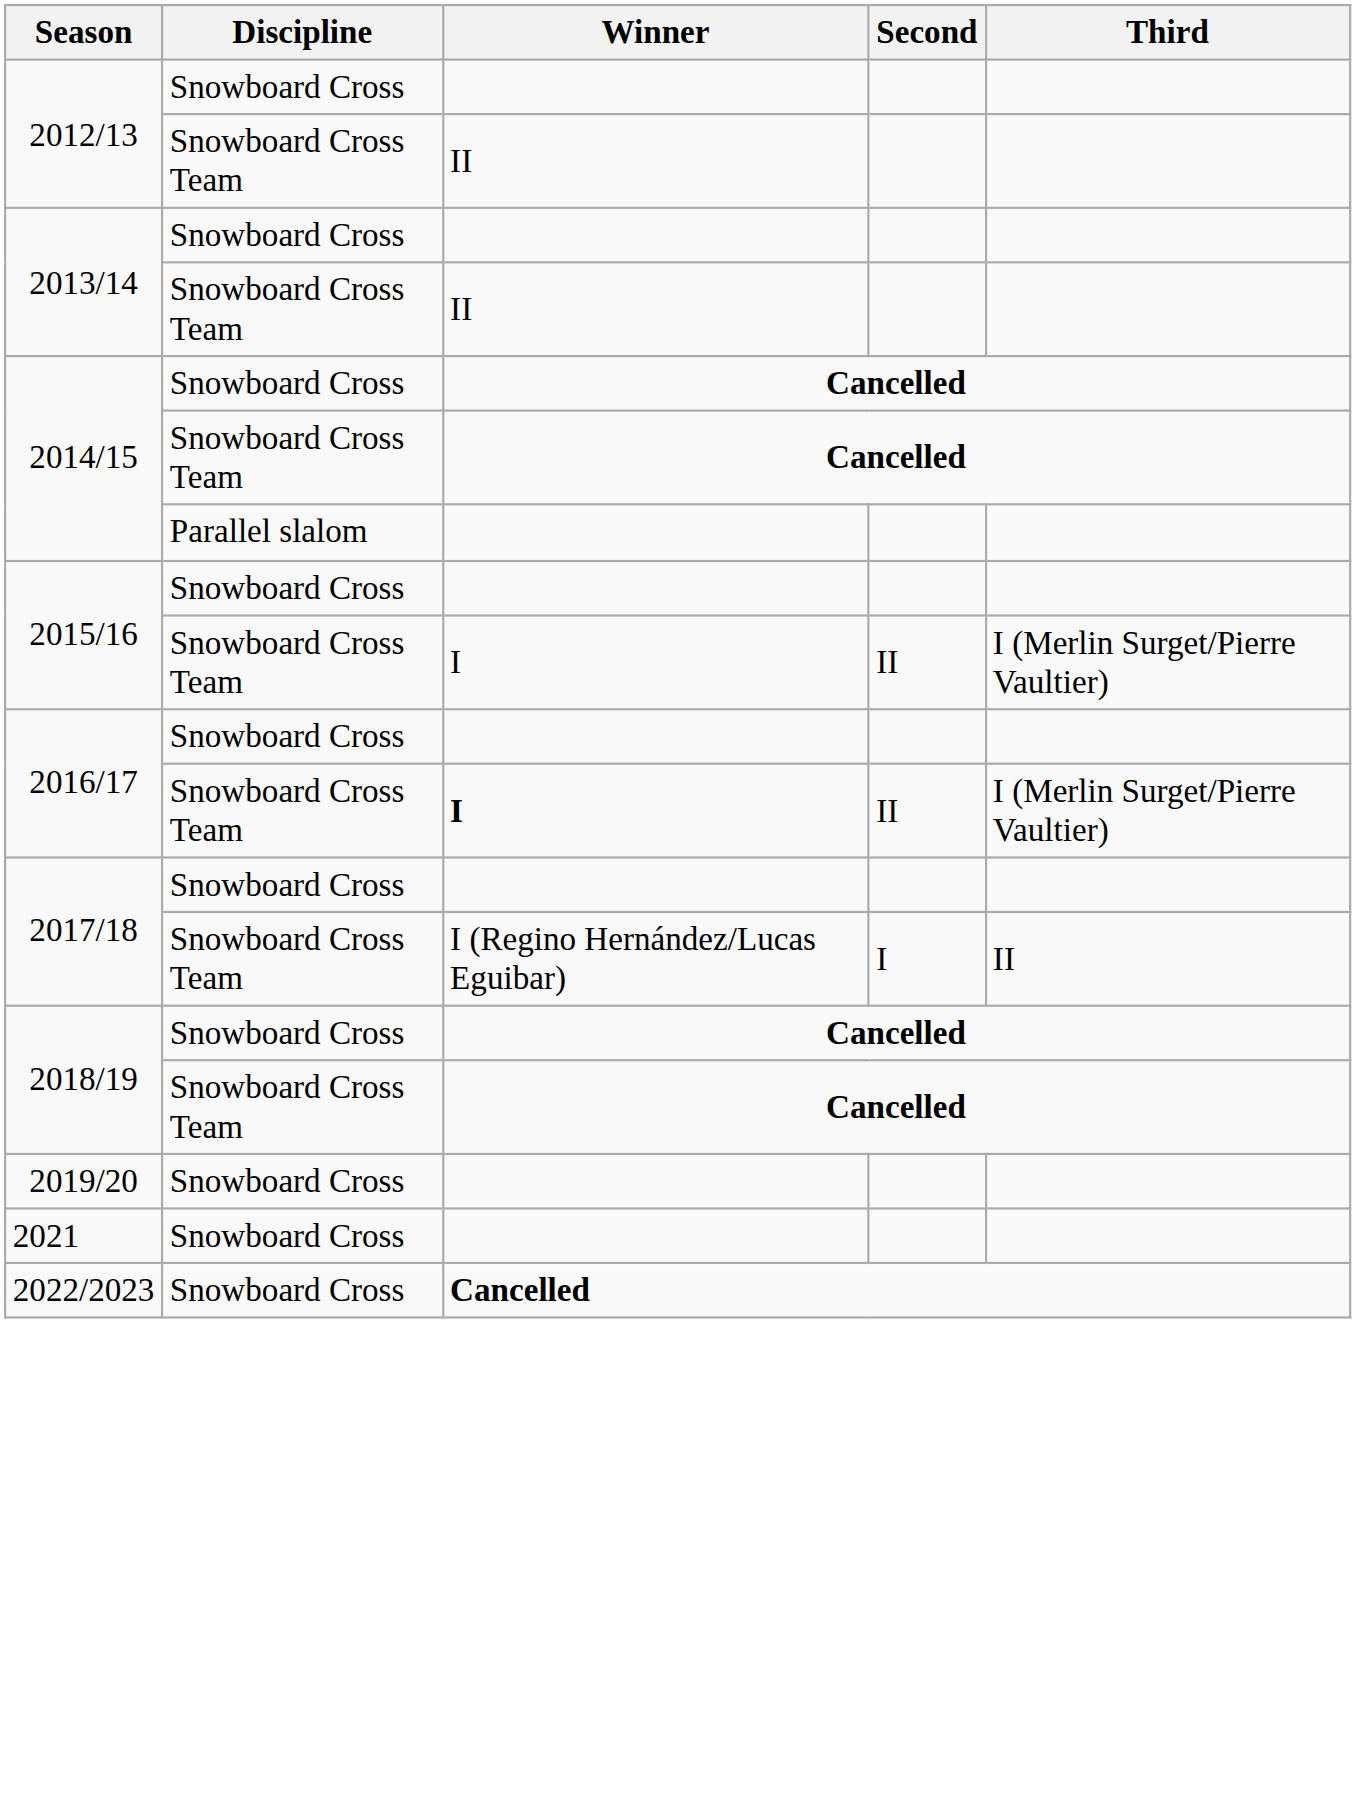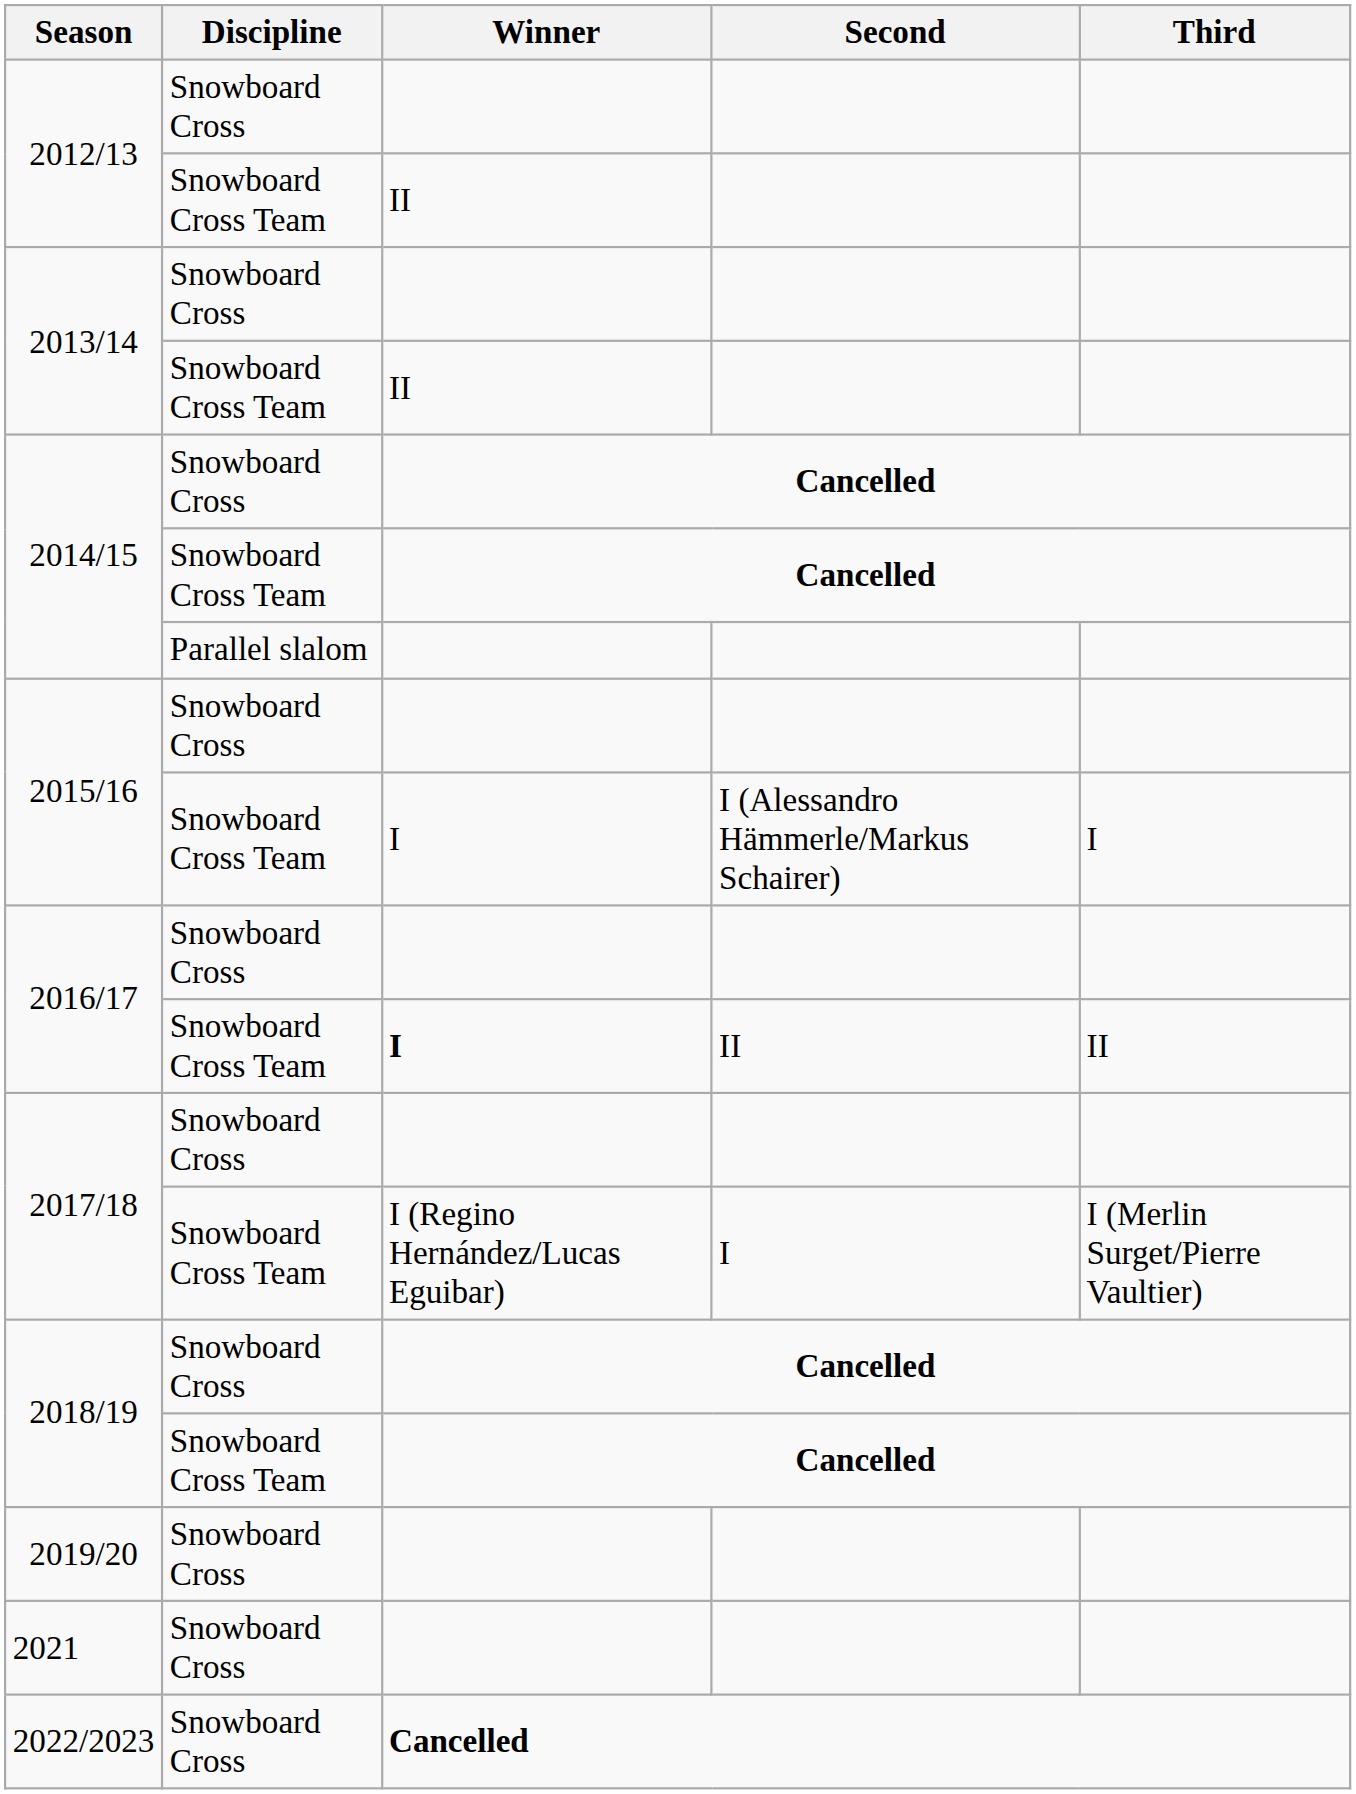(887, 661) II -> (844, 837) I (Alessandro Hämmerle/Markus Schairer)
(1144, 661) I (Merlin Surget/Pierre Vaultier) -> (1092, 837) I
(1144, 809) I (Merlin Surget/Pierre Vaultier) -> (1098, 1045) II
(1004, 958) II -> (1174, 1252) I (Merlin Surget/Pierre Vaultier)
